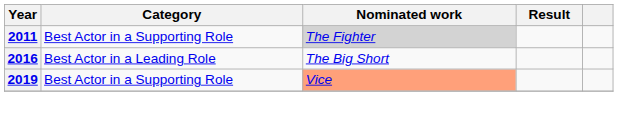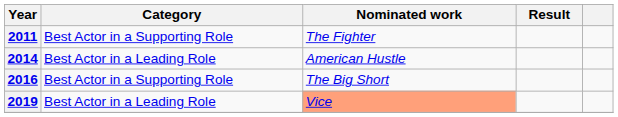(341, 36) lightgrey background -> (341, 36) no background
+ row: (23, 58)
(130, 58) Best Actor in a Leading Role -> (139, 79) Best Actor in a Supporting Role
(139, 79) Best Actor in a Supporting Role -> (130, 101) Best Actor in a Leading Role
